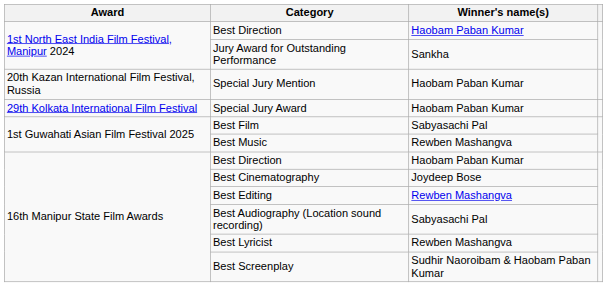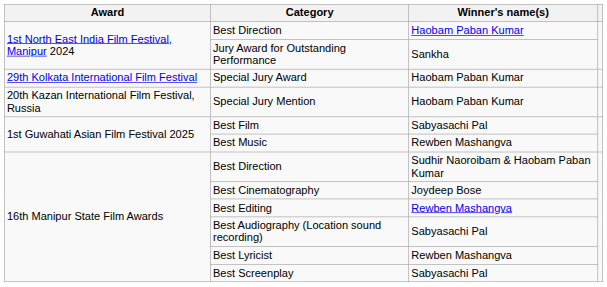rows swapped: (102, 108) <-> (101, 84)
(468, 160) Haobam Paban Kumar -> (501, 166) Sudhir Naoroibam & Haobam Paban Kumar
(501, 266) Sudhir Naoroibam & Haobam Paban Kumar -> (449, 273) Sabyasachi Pal
